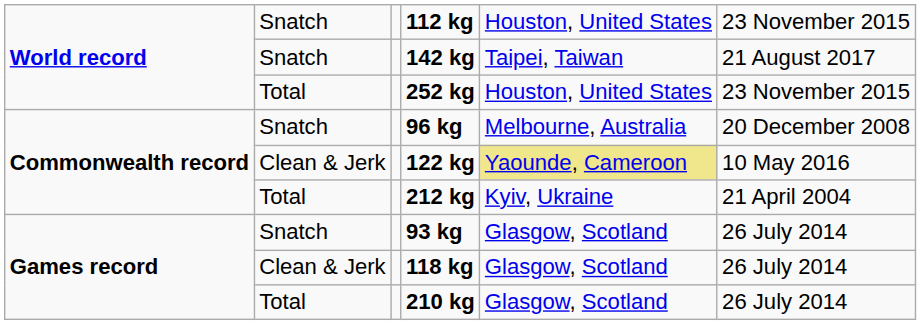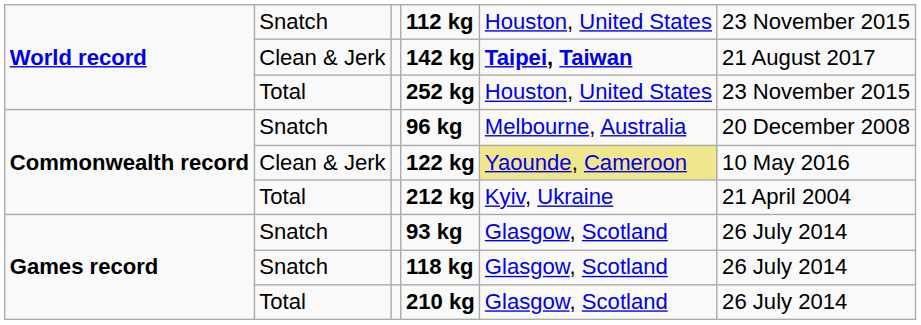(294, 57) Snatch -> (322, 57) Clean & Jerk
(554, 57) normal -> (559, 57) bold
(322, 267) Clean & Jerk -> (294, 267) Snatch
